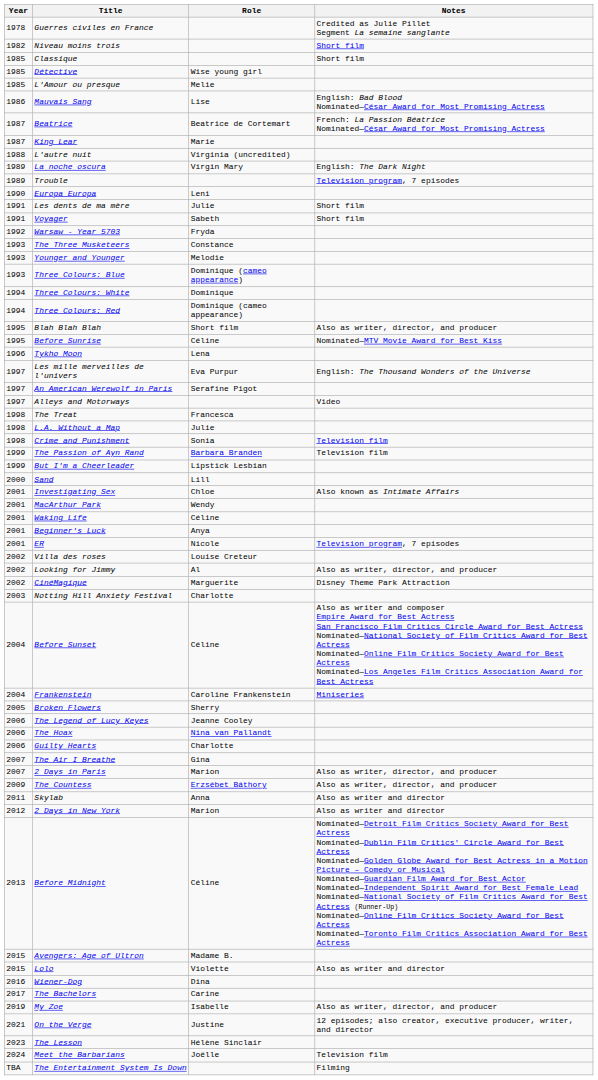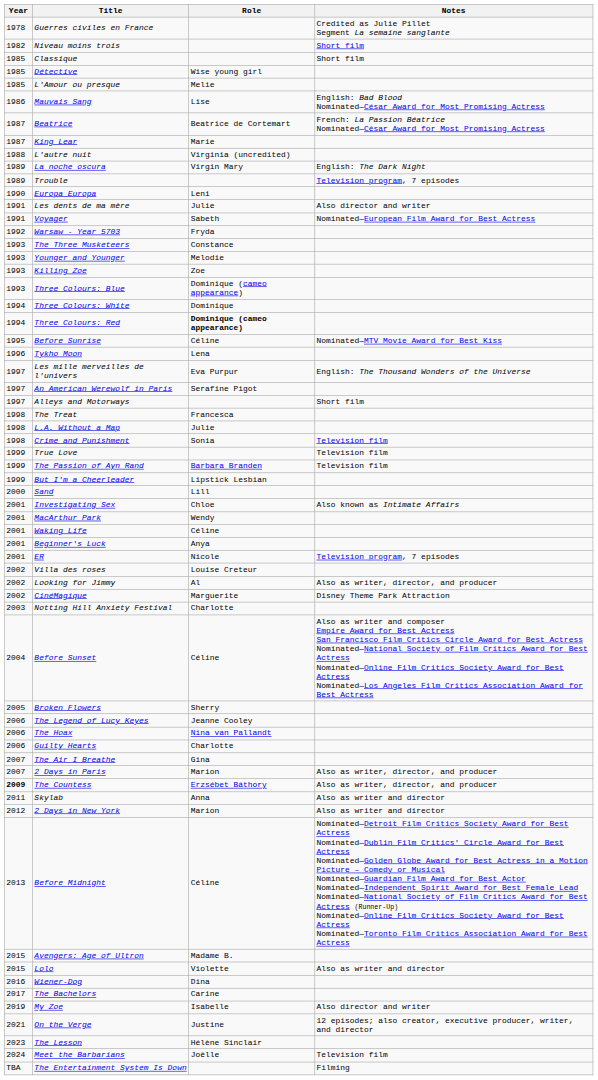(340, 206) Short film -> (374, 206) Also director and writer
(340, 219) Short film -> (426, 219) Nominated—European Film Award for Best Actress
+ row: (61, 271)
(229, 310) normal -> (229, 323) bold
- row: (68, 328)
(328, 402) Video -> (340, 402) Short film
+ row: (56, 453)
- row: (63, 695)
(16, 785) normal -> (16, 785) bold
(407, 1007) Also as writer, director, and producer -> (374, 1007) Also director and writer
